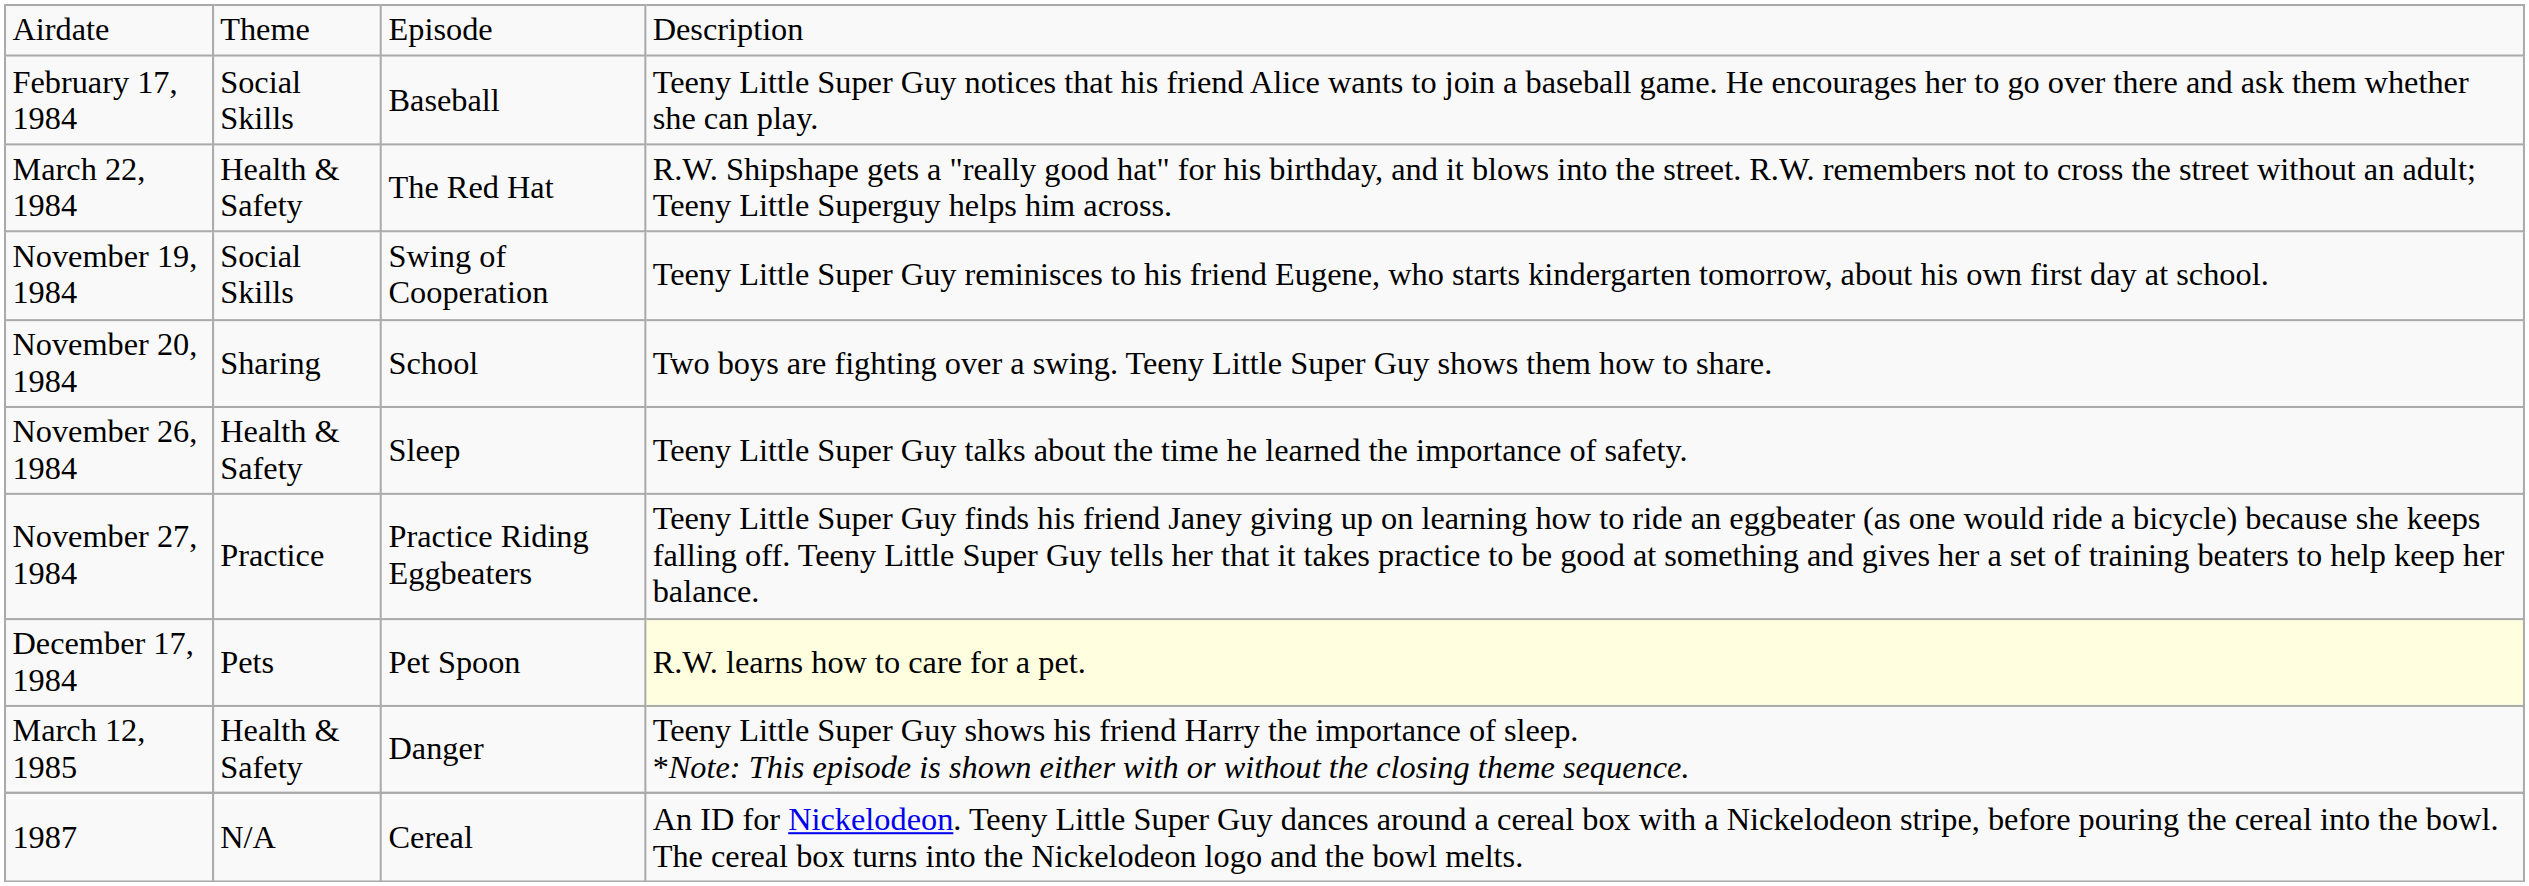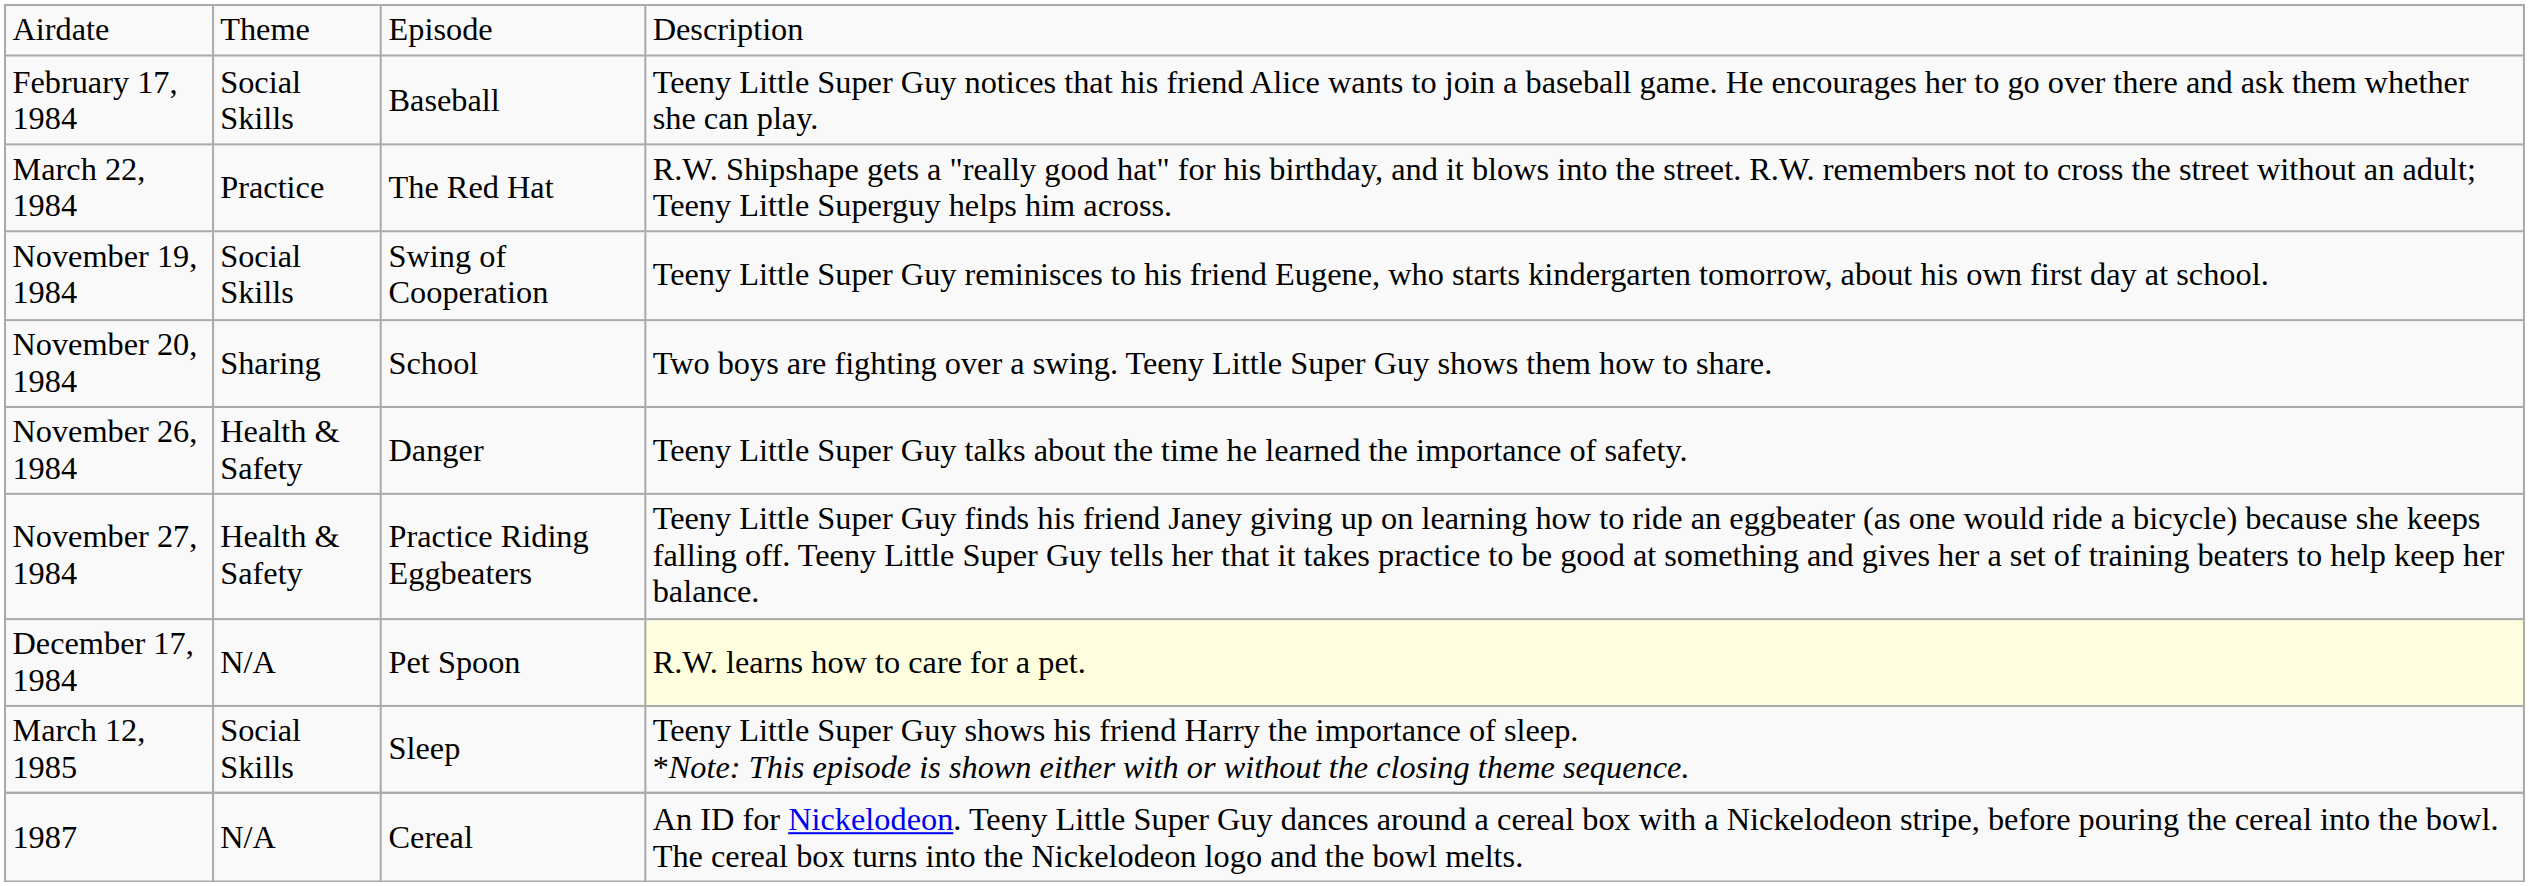(280, 187) Health & Safety -> (272, 187) Practice
(424, 450) Sleep -> (436, 450) Danger
(272, 555) Practice -> (280, 555) Health & Safety
(247, 661) Pets -> (248, 661) N/A
(280, 749) Health & Safety -> (261, 749) Social Skills
(436, 749) Danger -> (424, 749) Sleep
